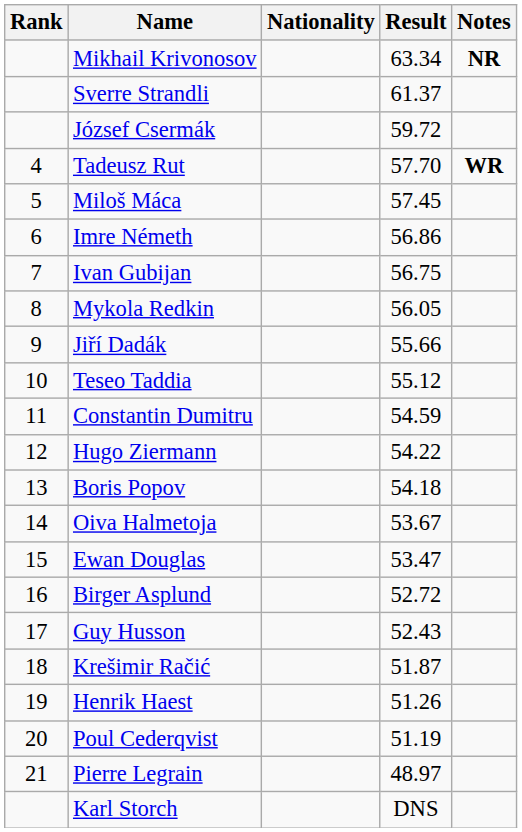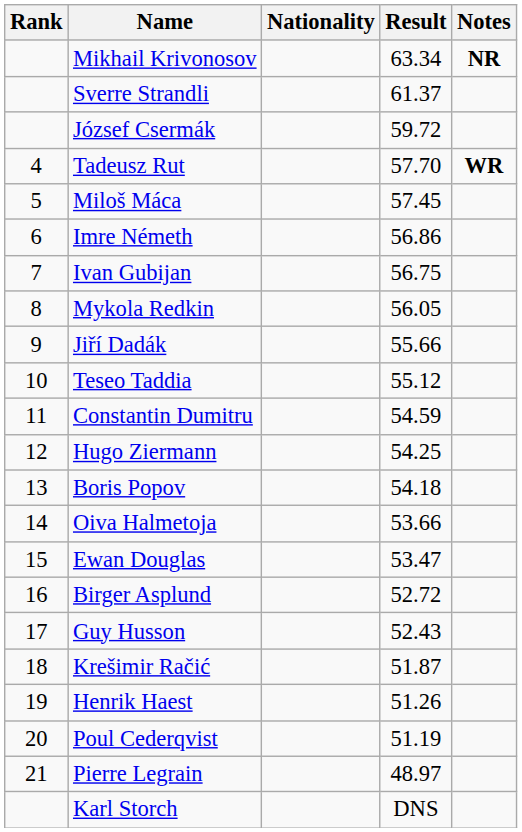(416, 451) 54.22 -> (416, 451) 54.25
(416, 523) 53.67 -> (416, 523) 53.66
